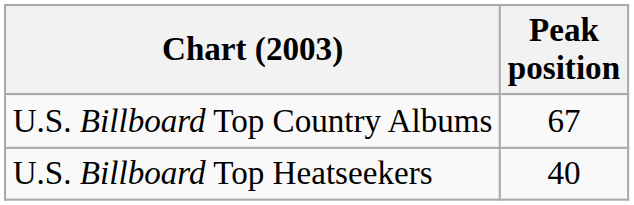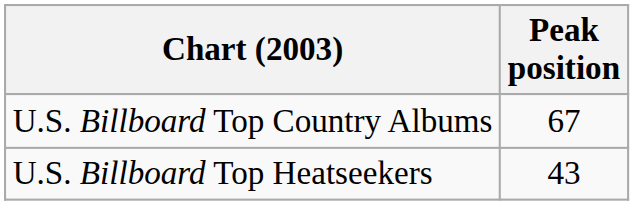(564, 173) 40 -> (564, 173) 43
